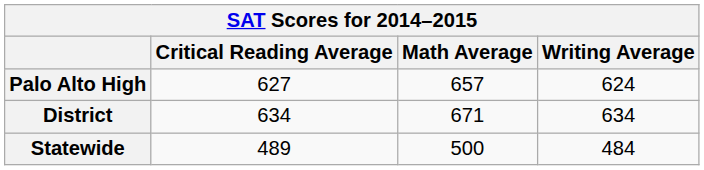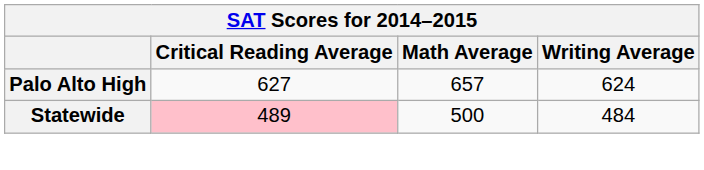- row: (78, 116)
(274, 148) no background -> (274, 116) pink background
